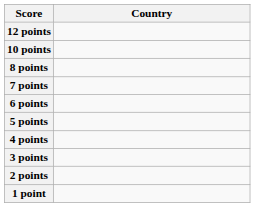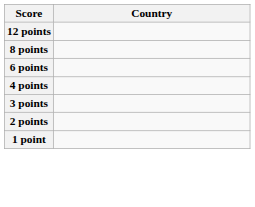- row: (29, 49)
- row: (29, 85)
- row: (29, 121)
